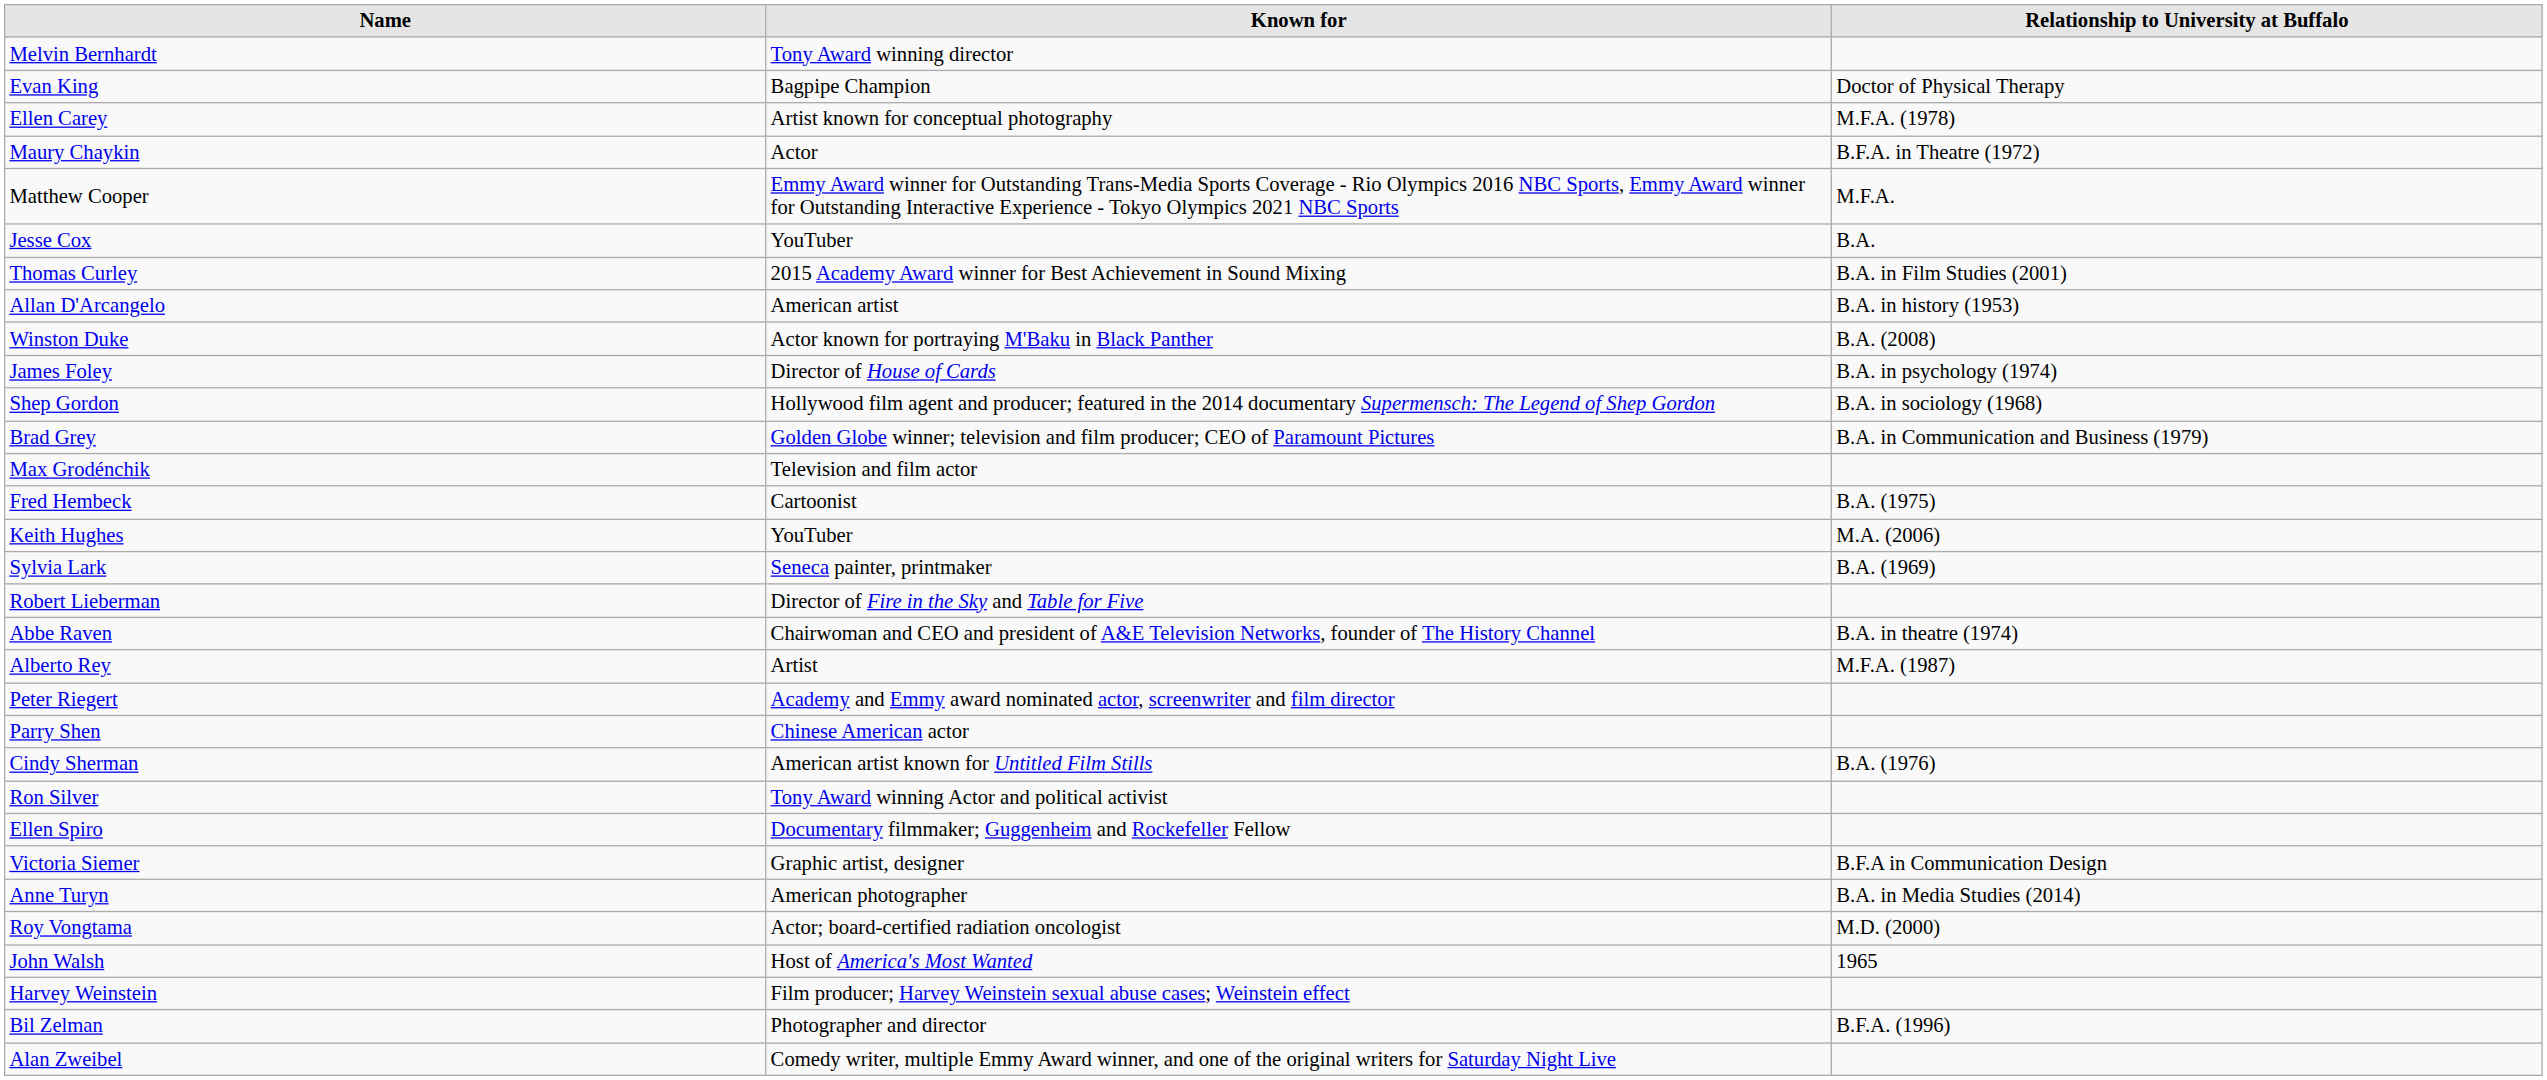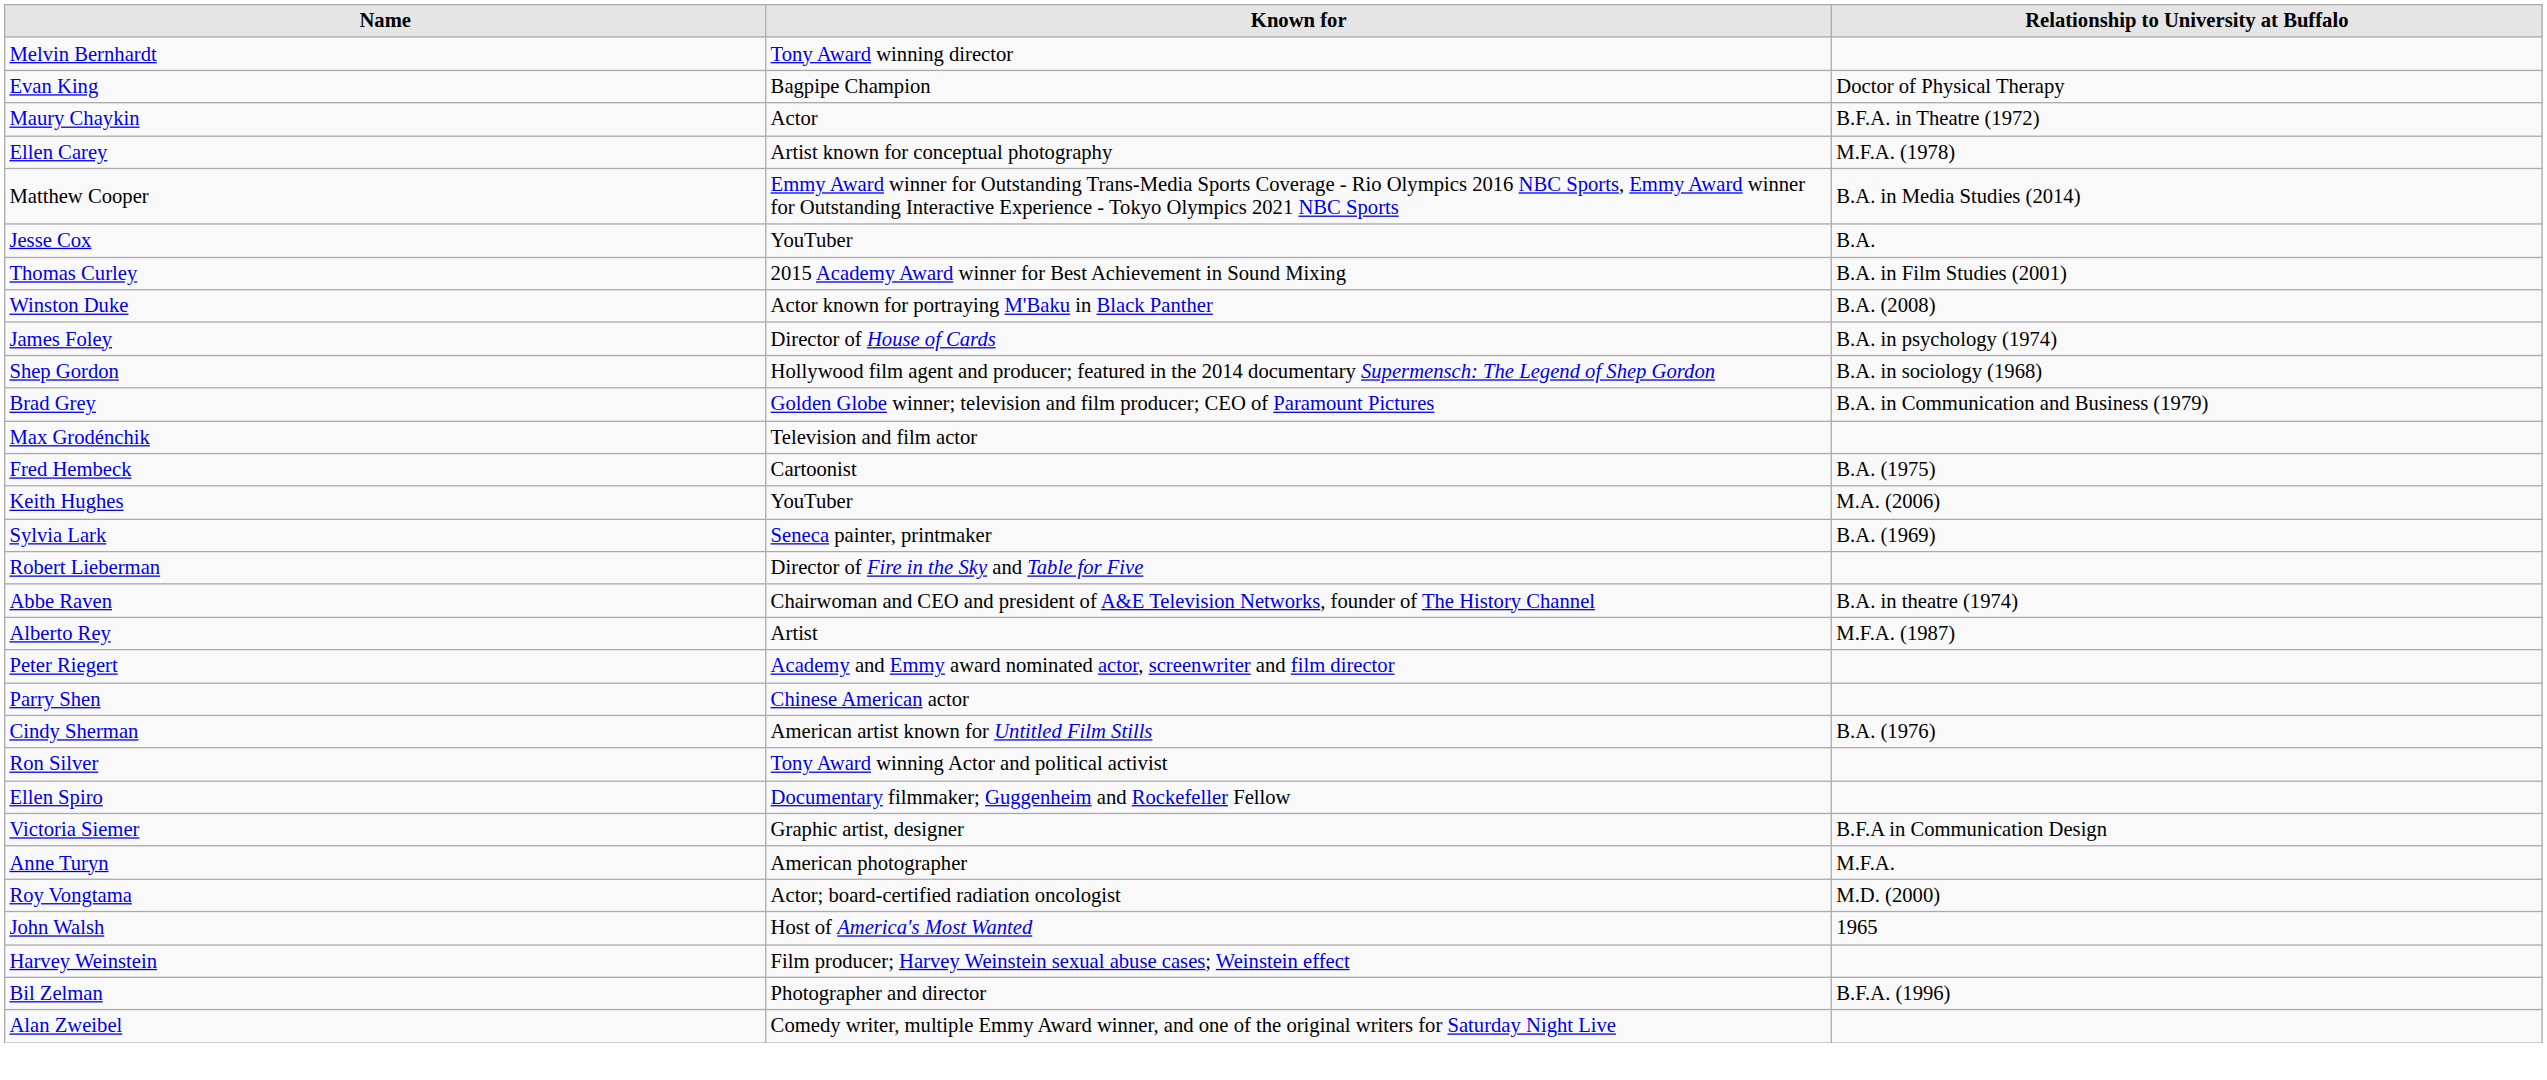rows swapped: (58, 119) <-> (74, 151)
(1866, 196) M.F.A. -> (1958, 196) B.A. in Media Studies (2014)
- row: (87, 305)
(1958, 895) B.A. in Media Studies (2014) -> (1866, 862) M.F.A.
